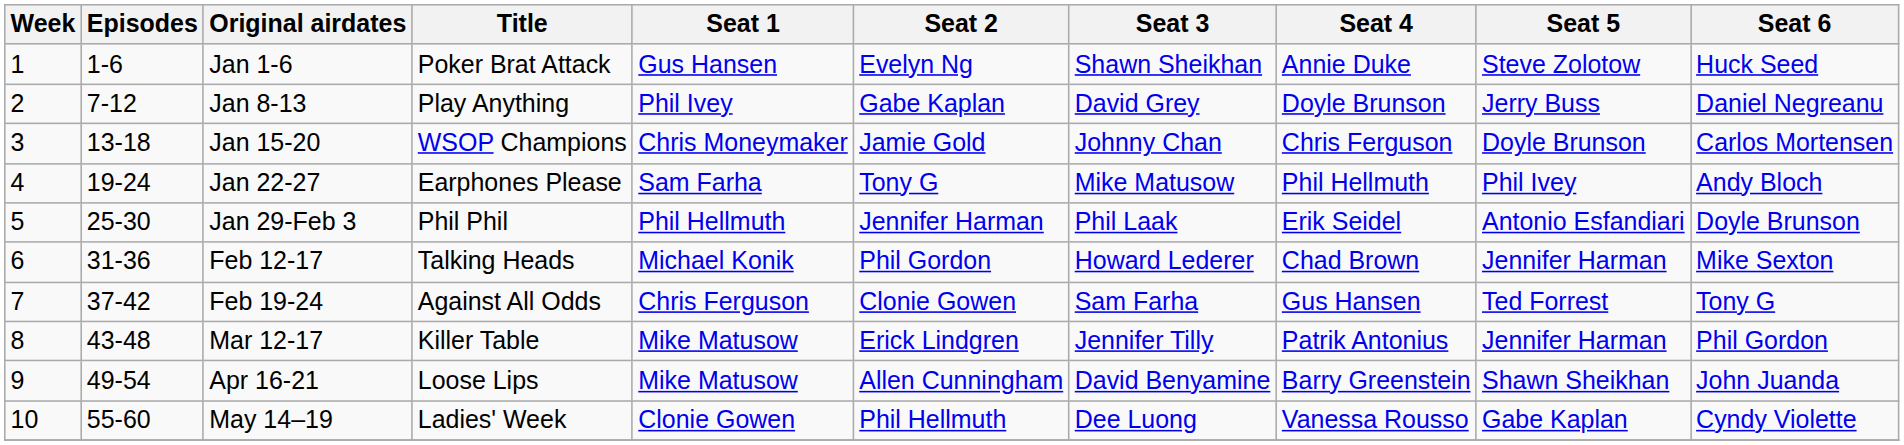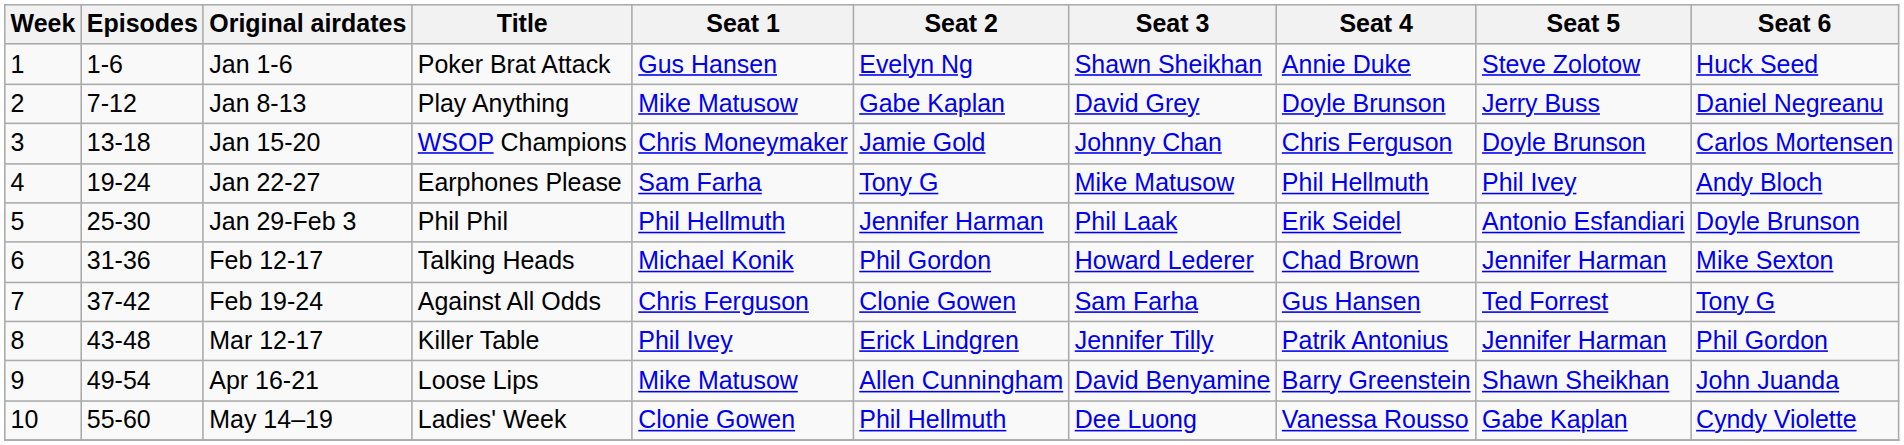(685, 103) Phil Ivey -> (718, 103) Mike Matusow
(718, 340) Mike Matusow -> (685, 340) Phil Ivey
